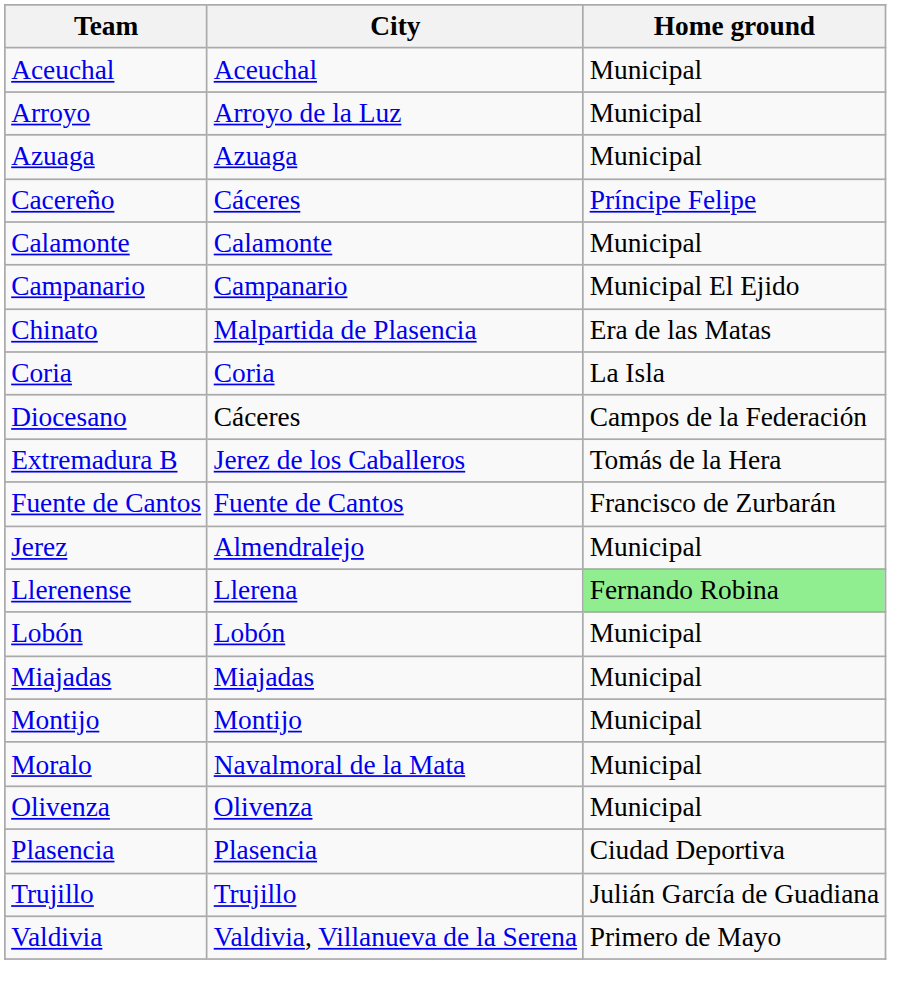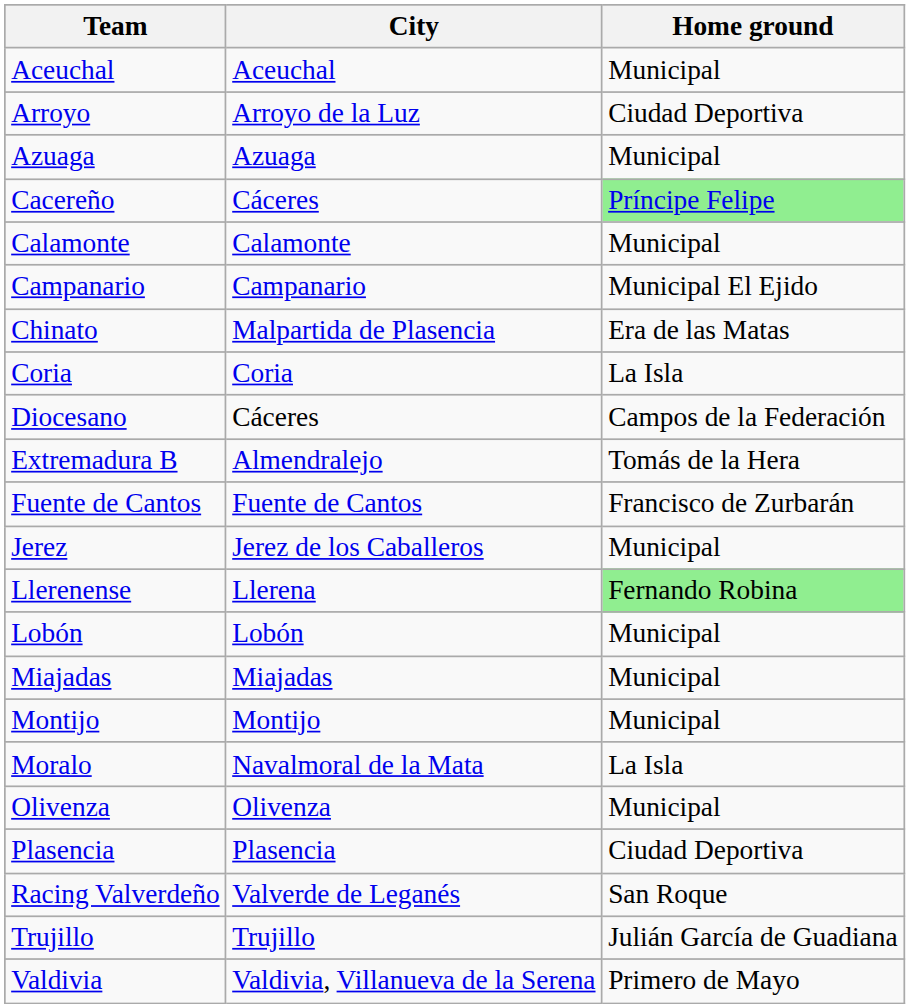(646, 112) Municipal -> (706, 112) Ciudad Deportiva
(673, 199) no background -> (691, 199) lightgreen background
(339, 460) Jerez de los Caballeros -> (307, 460) Almendralejo
(289, 546) Almendralejo -> (358, 546) Jerez de los Caballeros
(646, 763) Municipal -> (646, 763) La Isla
+ row: (115, 894)
